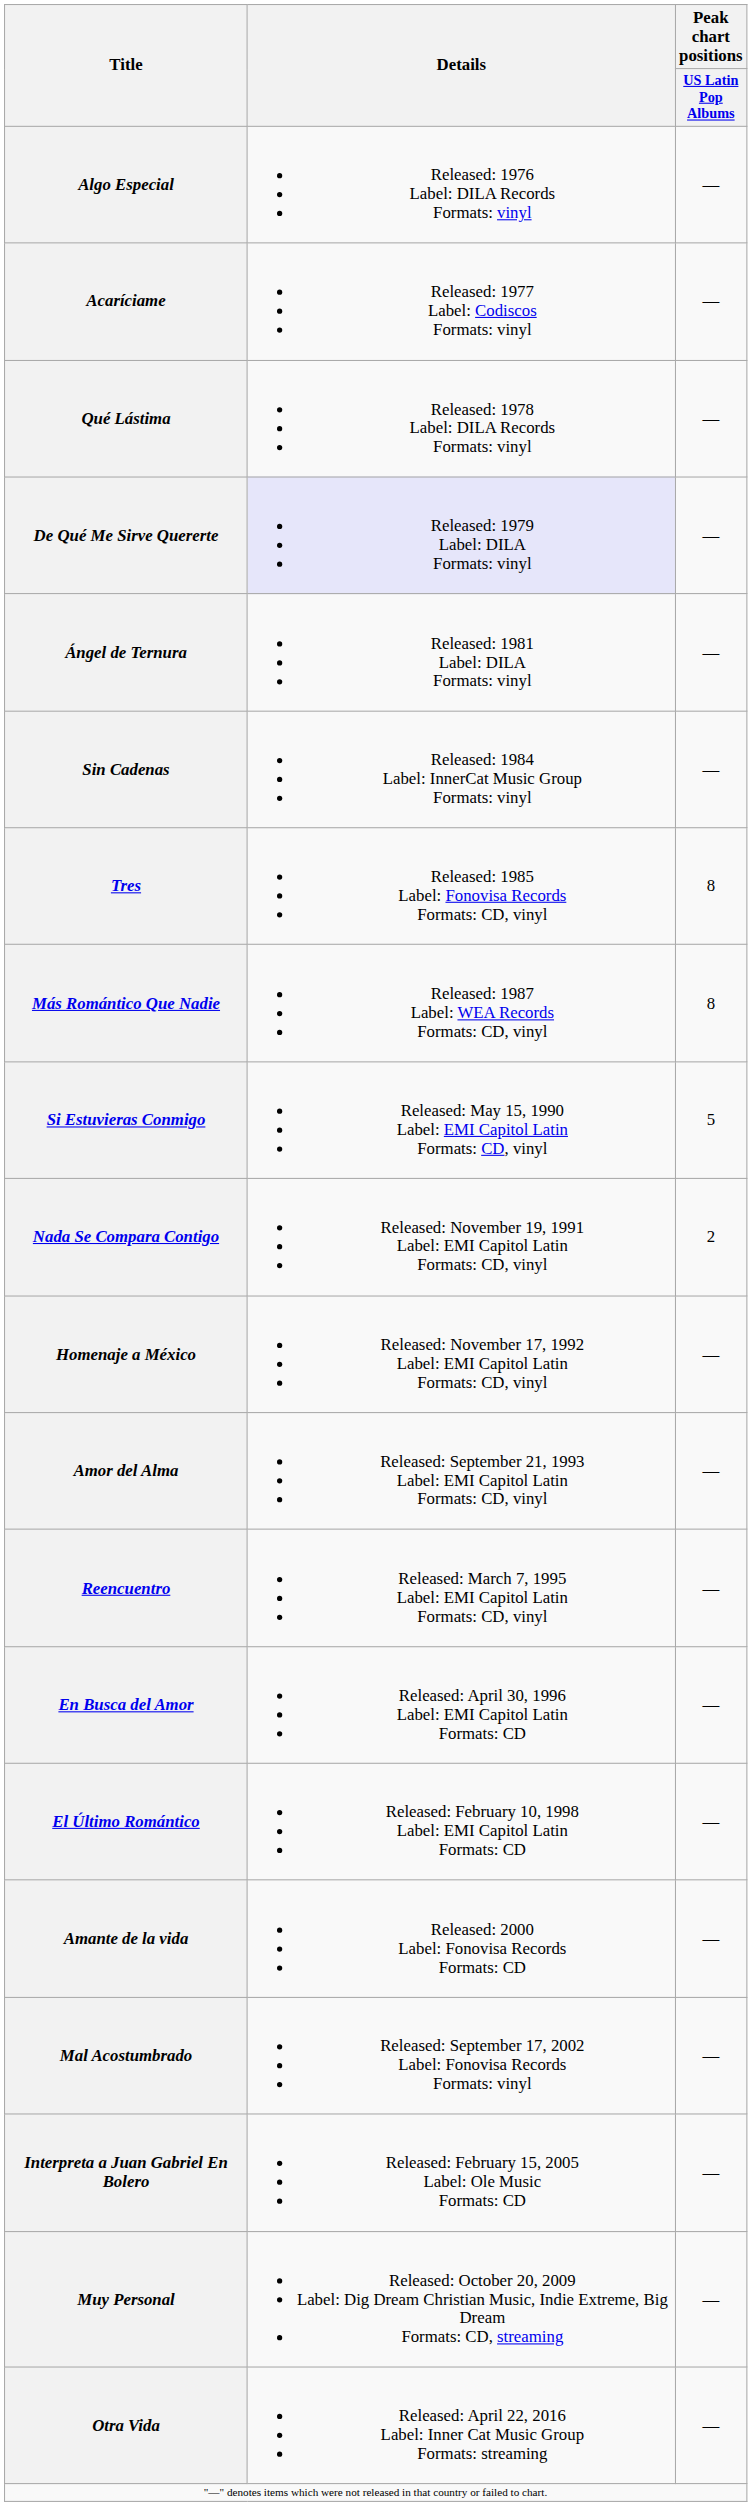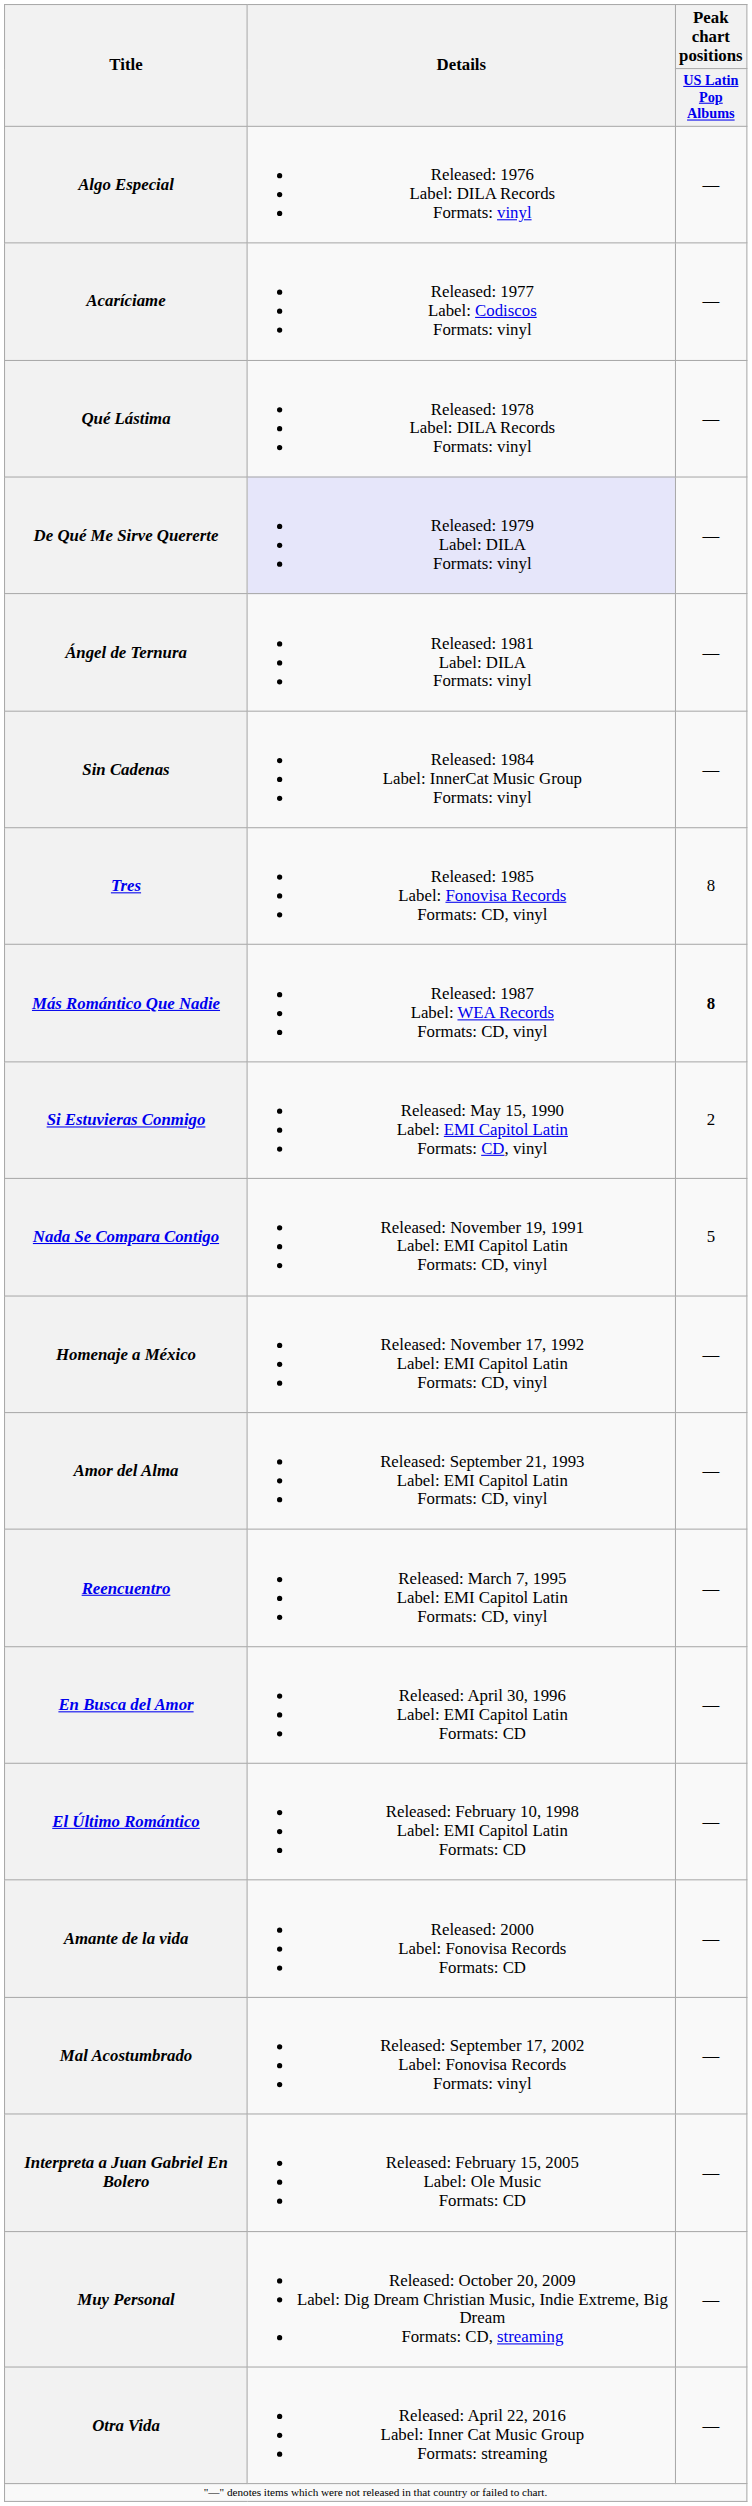(711, 1003) normal -> (711, 1003) bold
(711, 1120) 5 -> (711, 1120) 2
(711, 1237) 2 -> (711, 1237) 5
